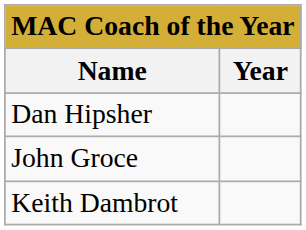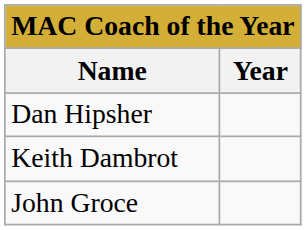rows swapped: (95, 202) <-> (75, 158)
